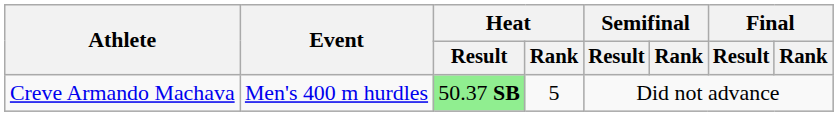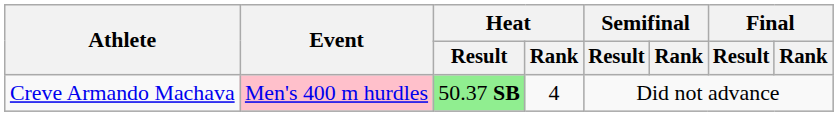(336, 93) no background -> (336, 93) pink background
(554, 93) 5 -> (554, 93) 4
